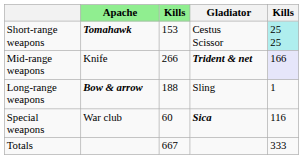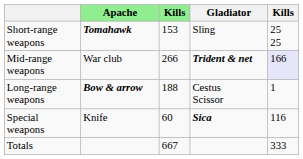(208, 36) Cestus Scissor -> (204, 30) Sling
(276, 36) paleturquoise background -> (276, 36) no background
(95, 59) Knife -> (103, 59) War club
(204, 88) Sling -> (208, 94) Cestus Scissor
(103, 117) War club -> (95, 117) Knife
